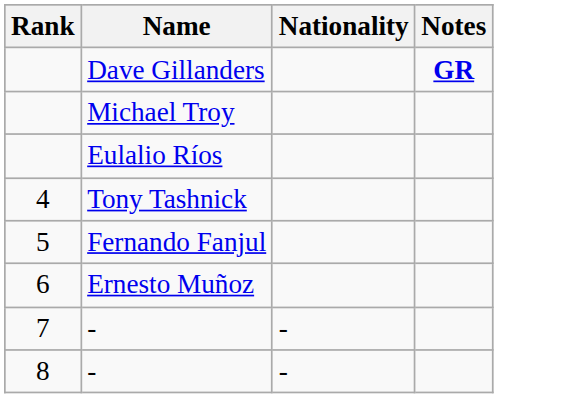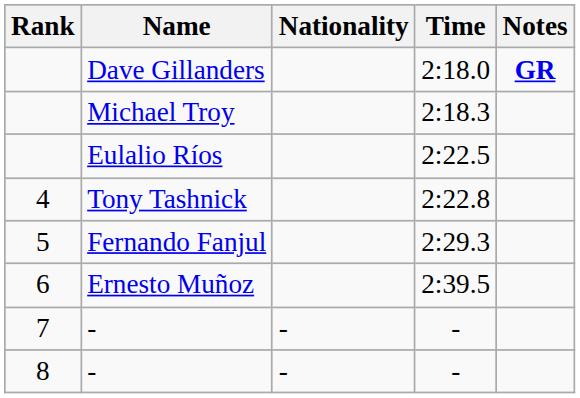+ column: (456, 26)
